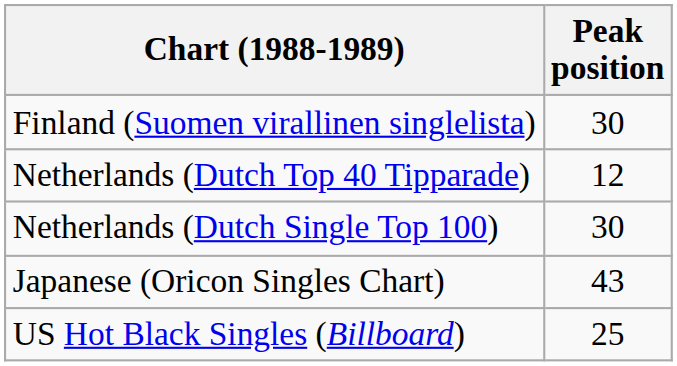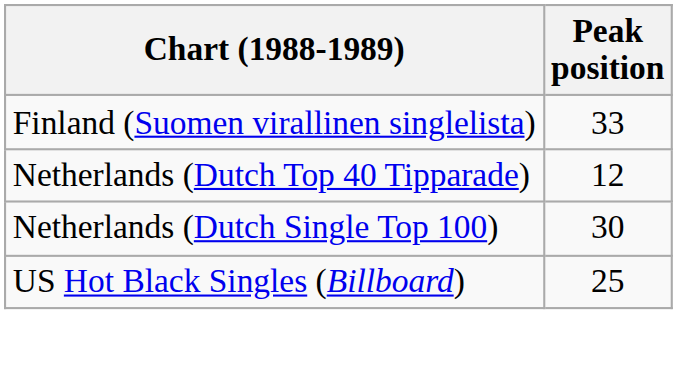(608, 121) 30 -> (608, 121) 33
- row: (229, 280)
